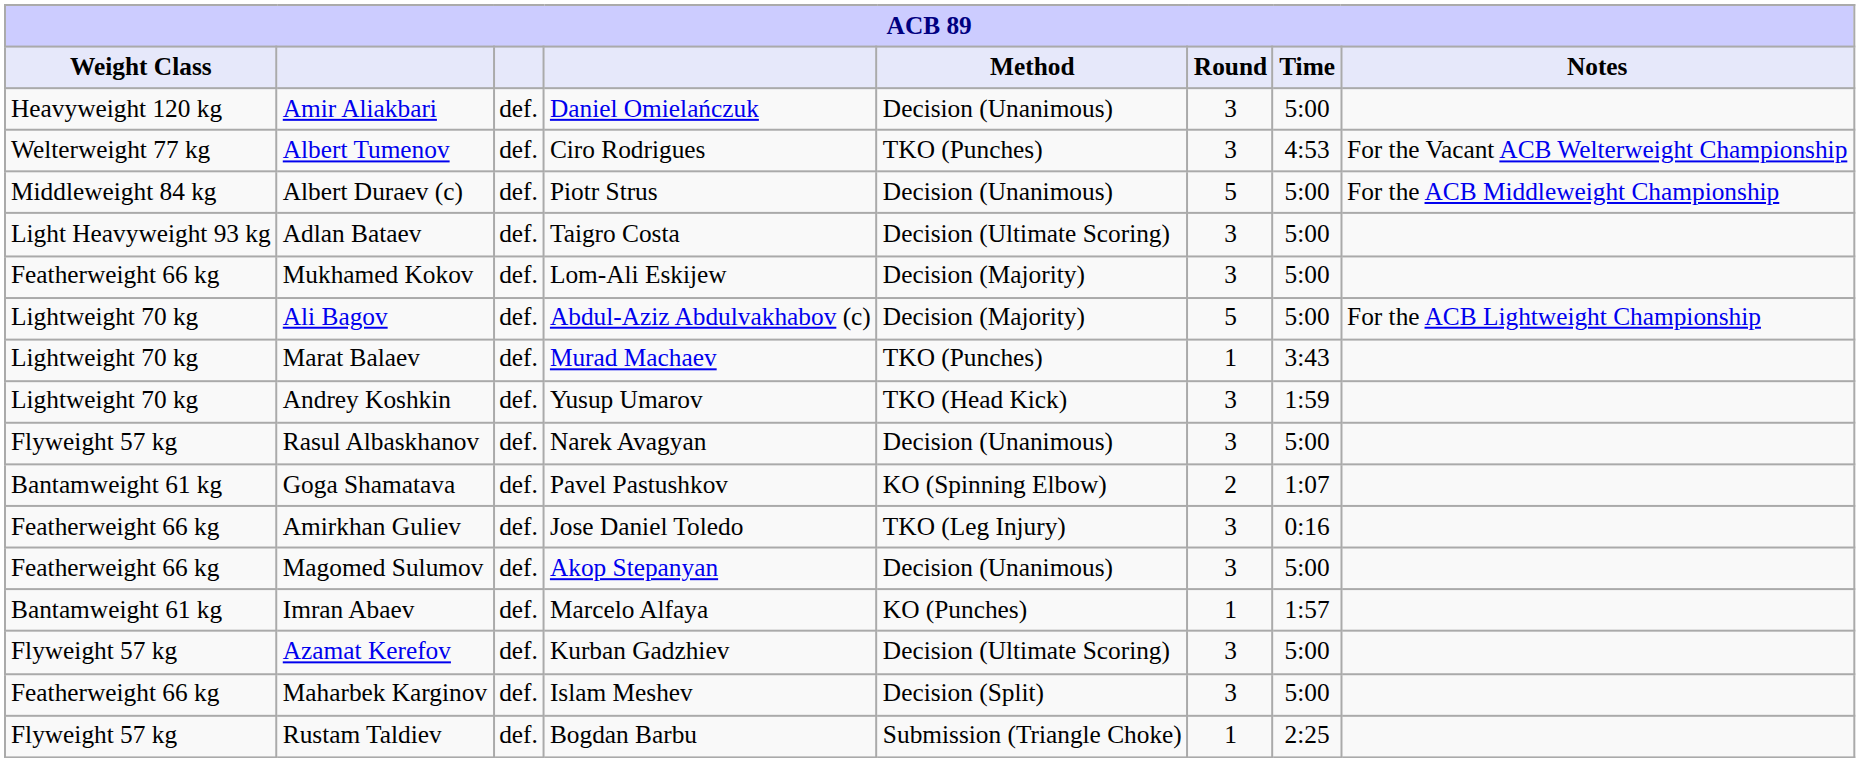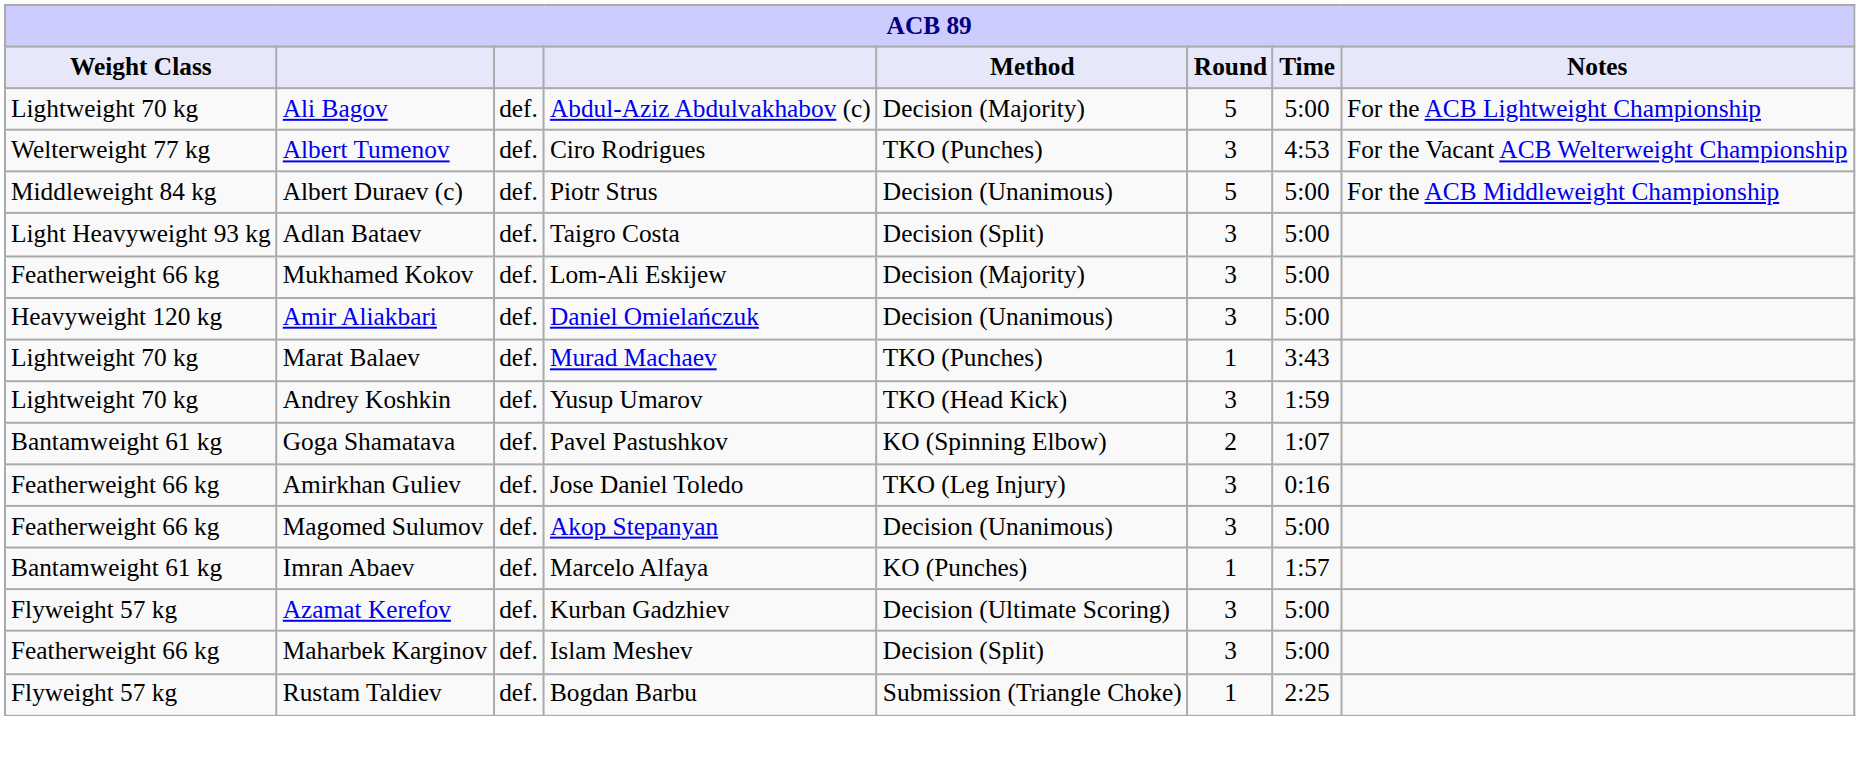rows swapped: (335, 317) <-> (360, 108)
(1026, 234) Decision (Ultimate Scoring) -> (963, 234) Decision (Split)
- row: (381, 442)
